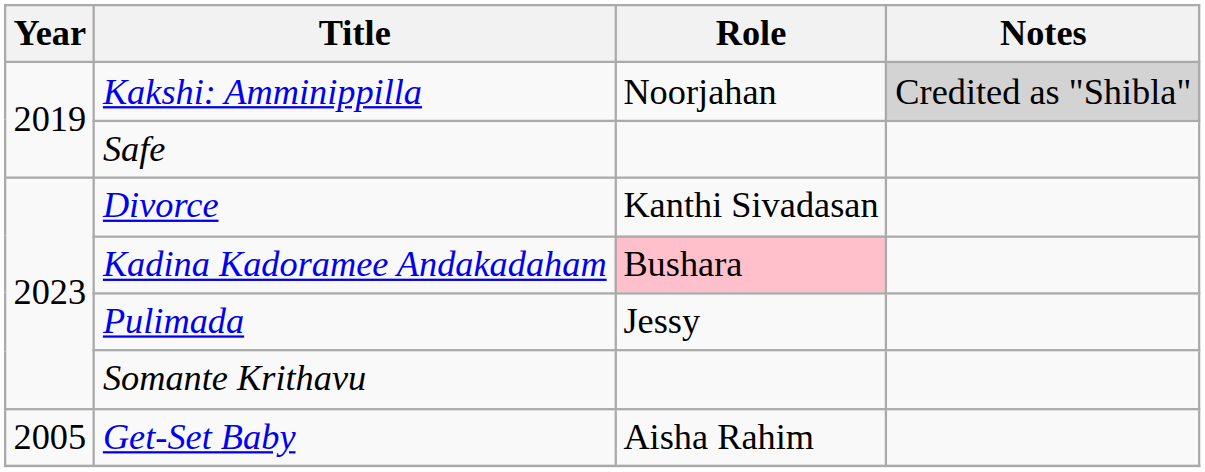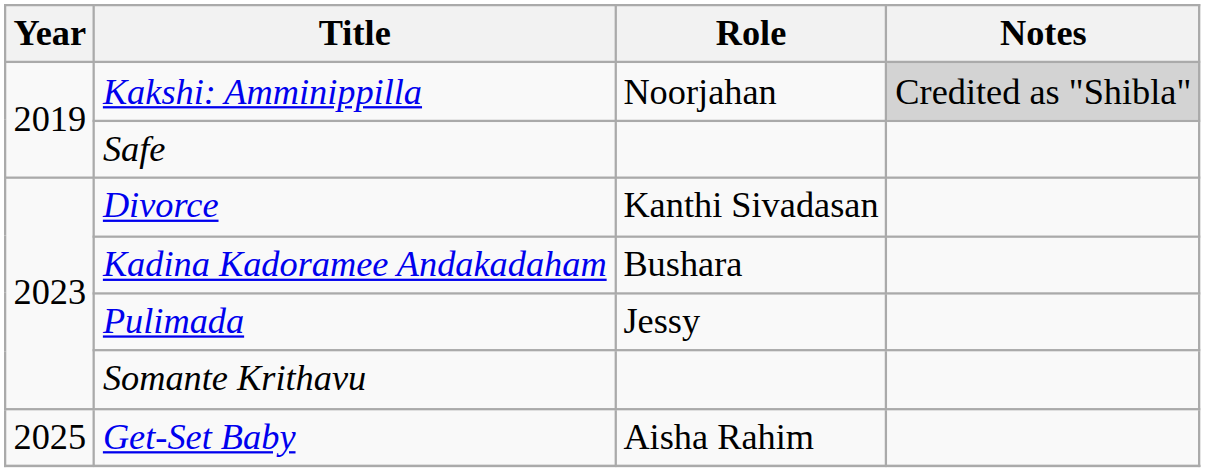(683, 263) pink background -> (683, 263) no background
(50, 436) 2005 -> (50, 436) 2025
